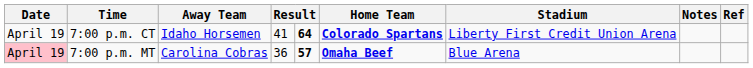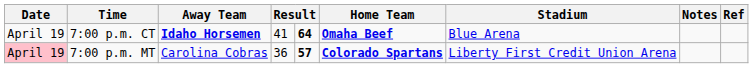(211, 33) normal -> (211, 33) bold
(382, 33) Colorado Spartans -> (357, 33) Omaha Beef
(563, 33) Liberty First Credit Union Arena -> (484, 33) Blue Arena
(357, 53) Omaha Beef -> (382, 53) Colorado Spartans
(484, 53) Blue Arena -> (563, 53) Liberty First Credit Union Arena
